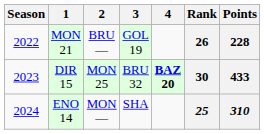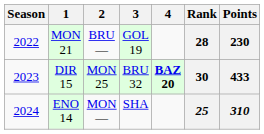(202, 42) 26 -> (202, 42) 28
(240, 42) 228 -> (240, 42) 230
